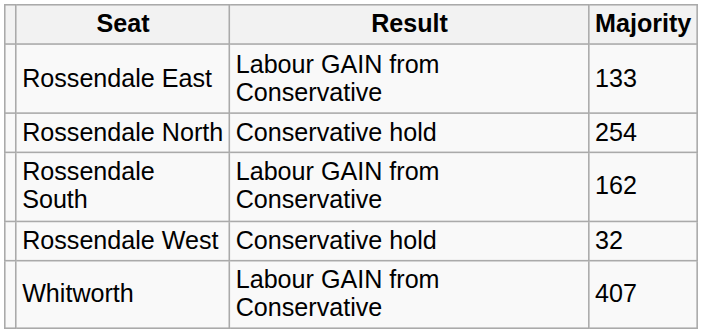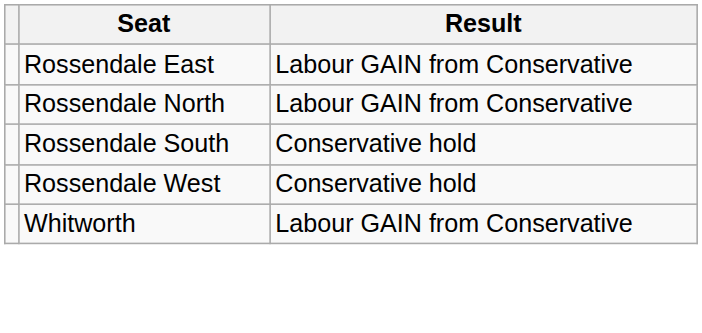- column: (643, 24)
(336, 132) Conservative hold -> (454, 104) Labour GAIN from Conservative
(338, 186) Labour GAIN from Conservative -> (376, 143) Conservative hold
